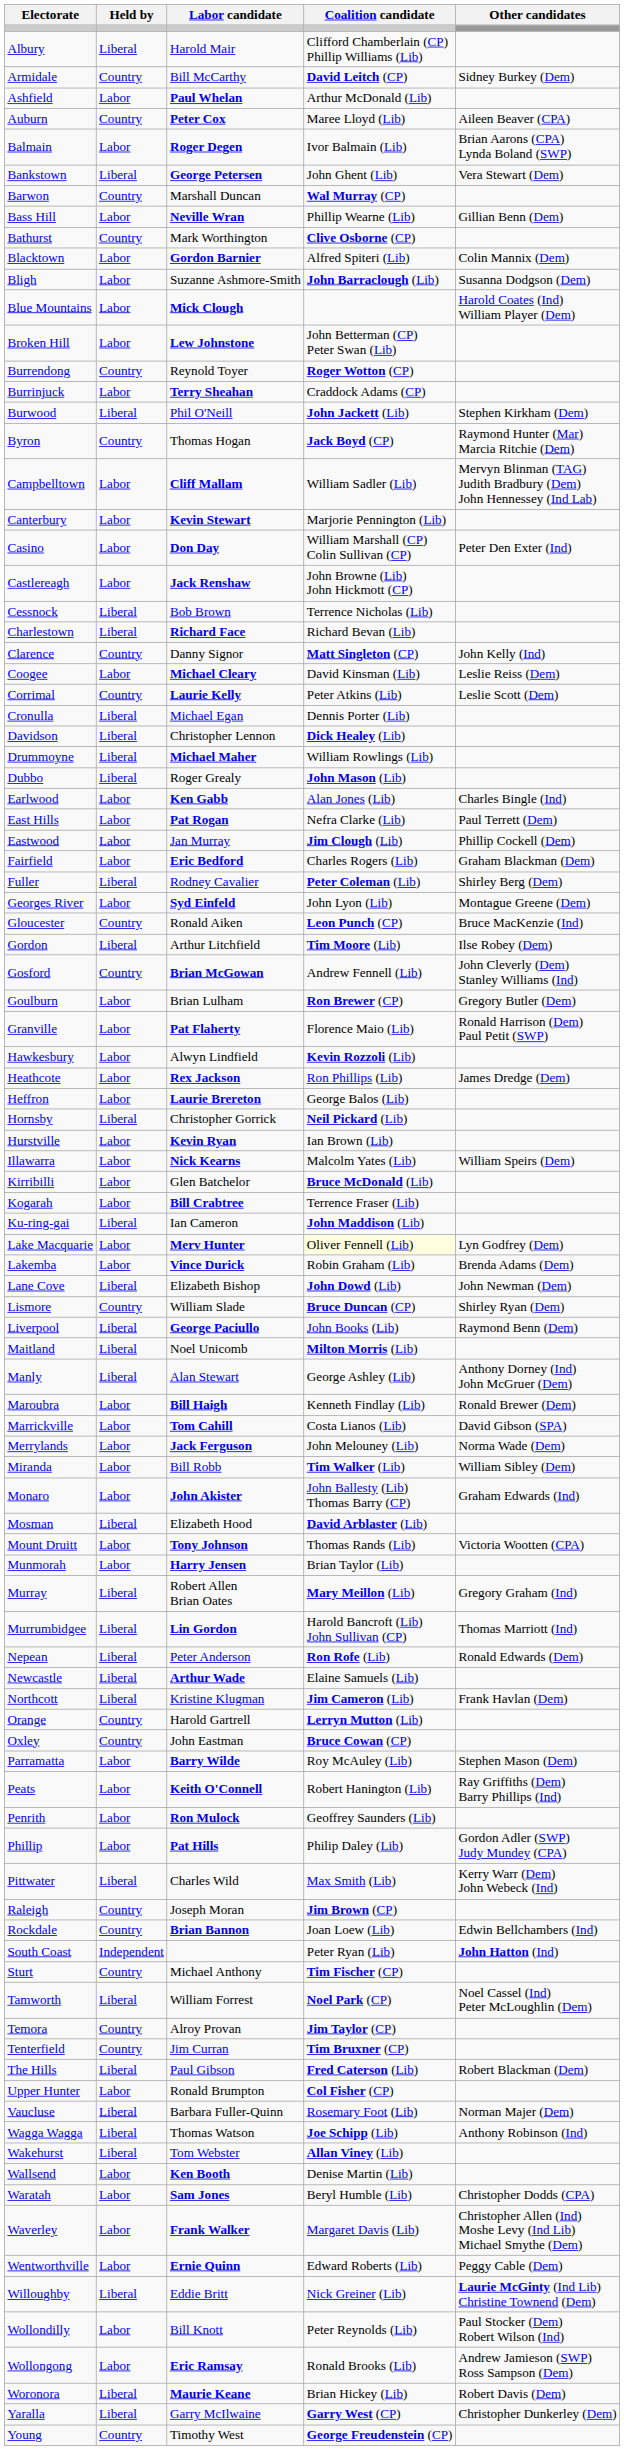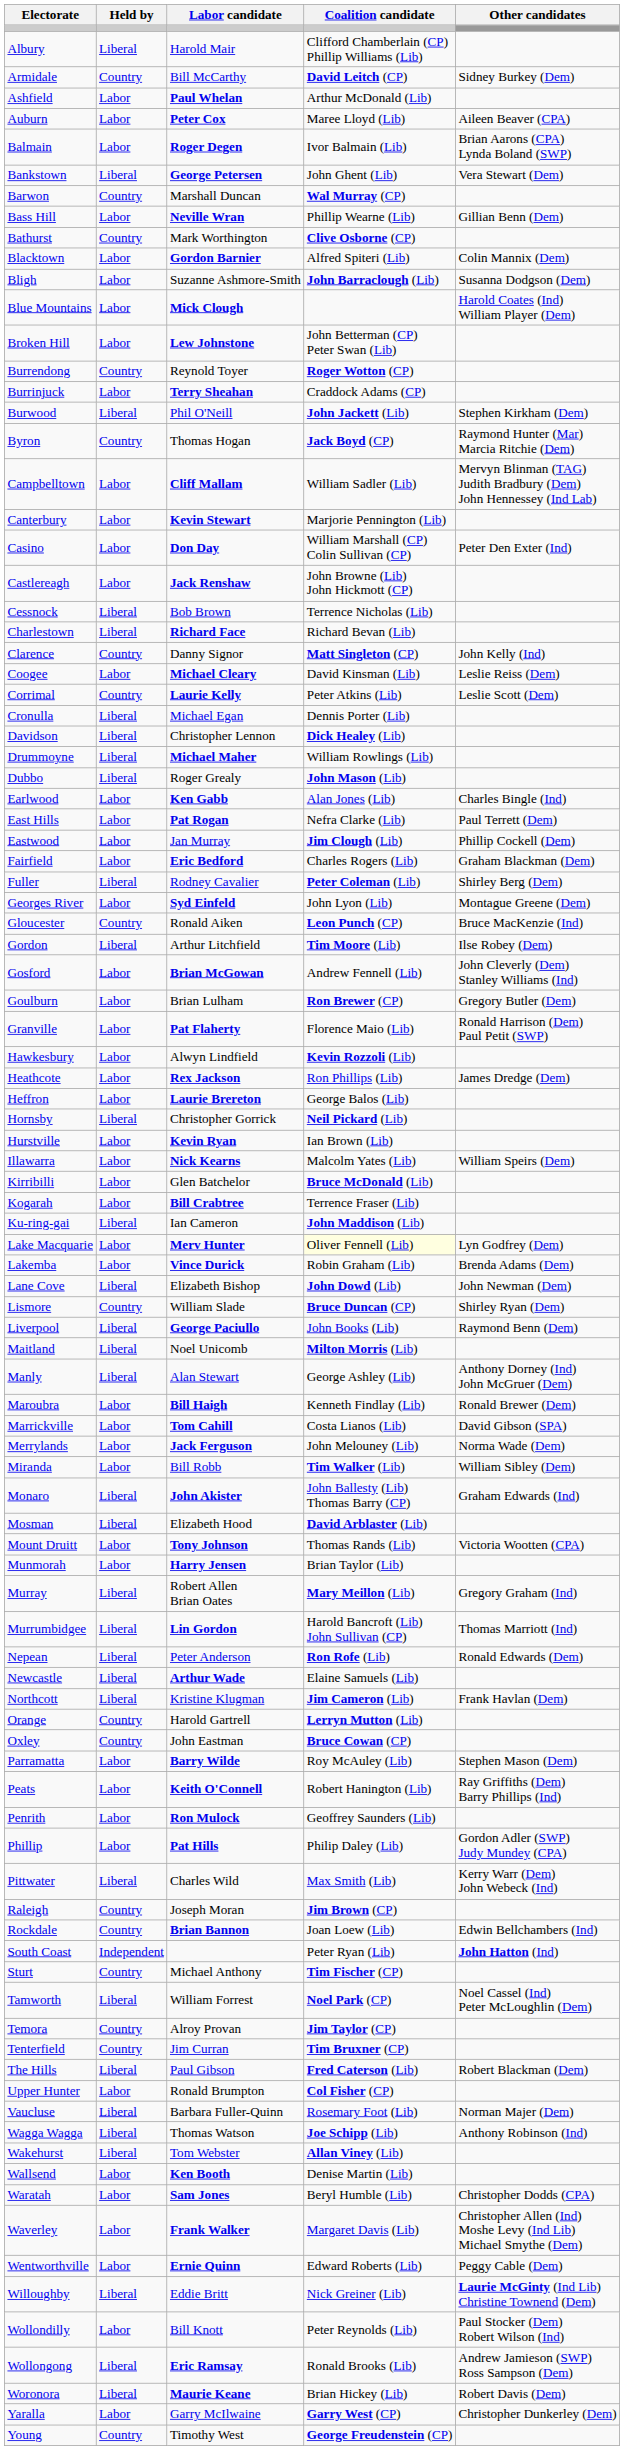(121, 118) Country -> (115, 118) Labor
(121, 972) Country -> (115, 972) Labor
(115, 1495) Labor -> (118, 1495) Liberal
(115, 2365) Labor -> (118, 2365) Liberal
(118, 2414) Liberal -> (115, 2414) Labor
